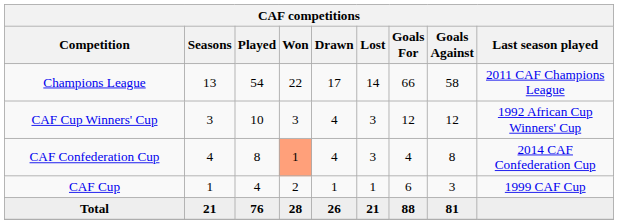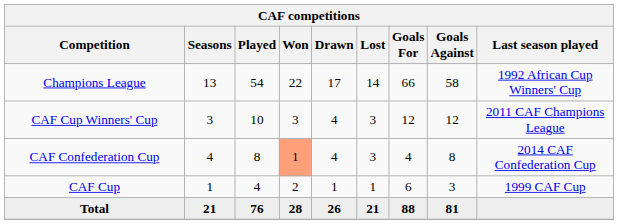(545, 82) 2011 CAF Champions League -> (545, 82) 1992 African Cup Winners' Cup
(545, 120) 1992 African Cup Winners' Cup -> (545, 120) 2011 CAF Champions League
